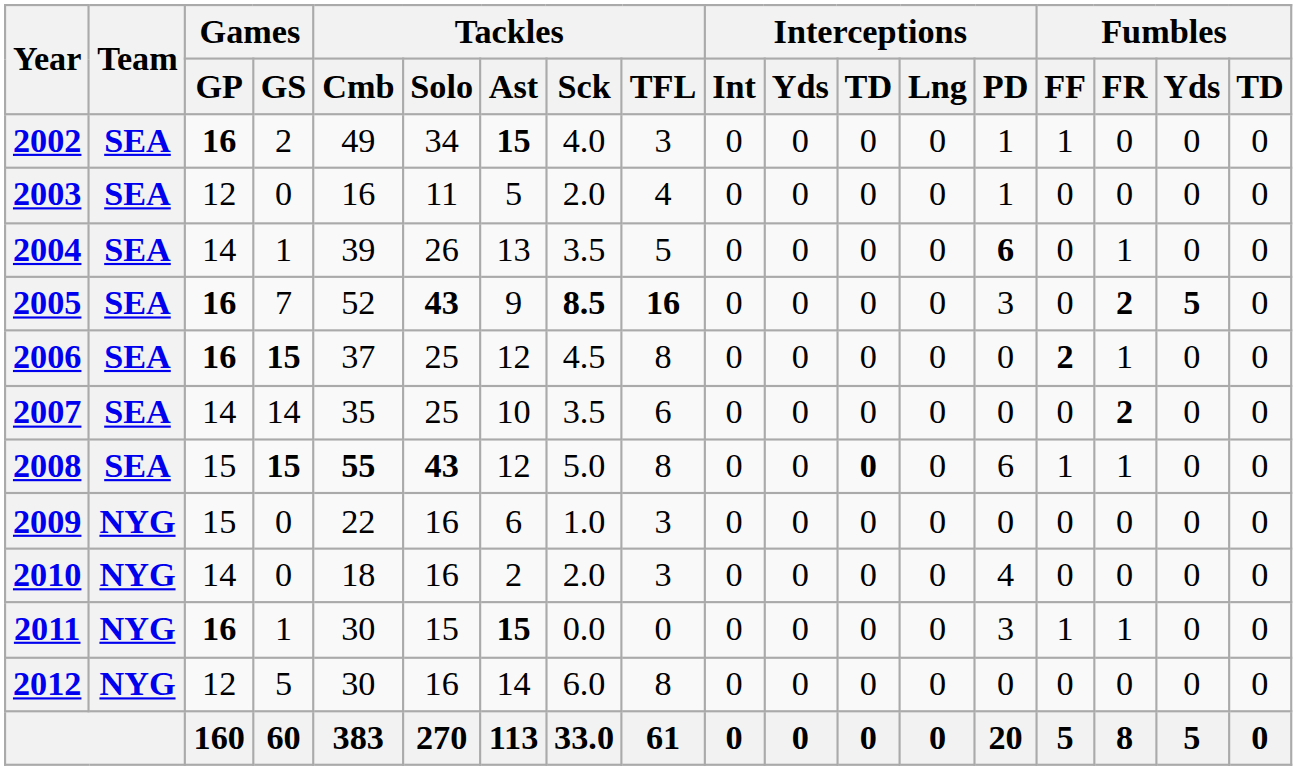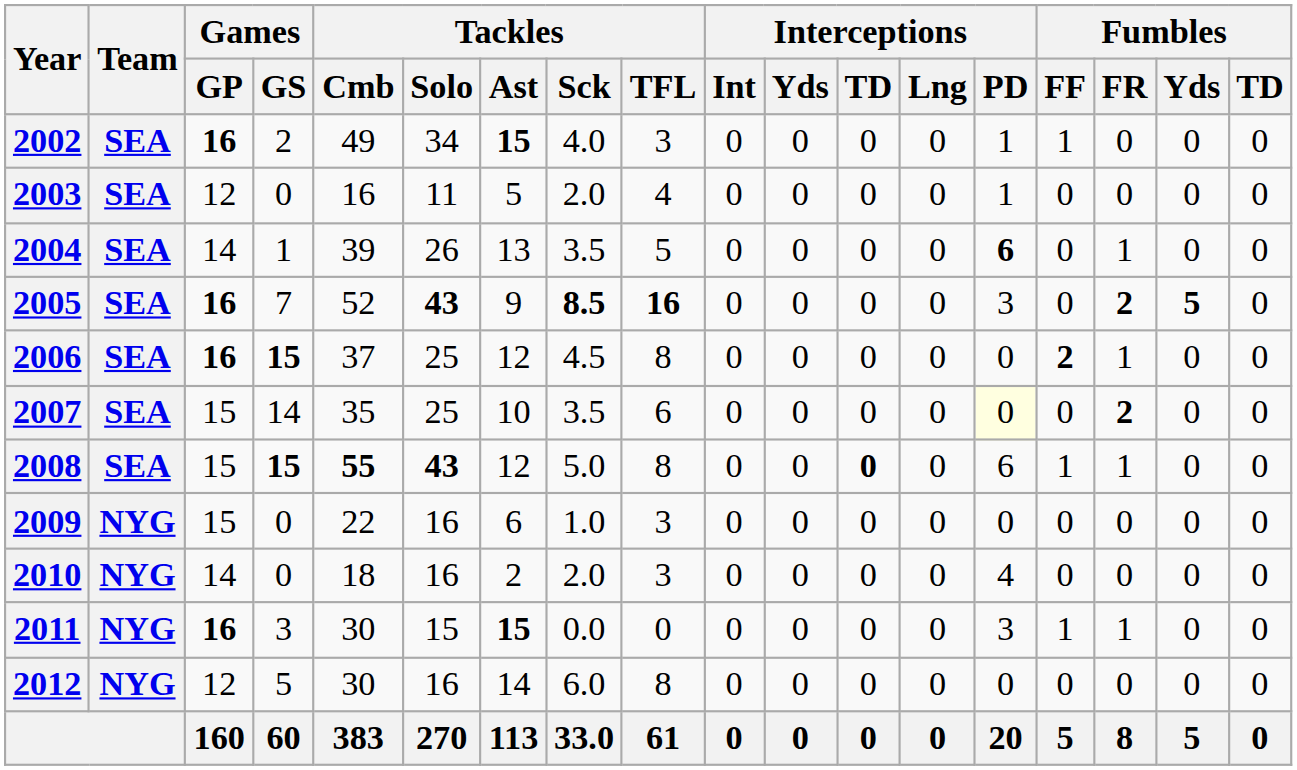(219, 411) 14 -> (219, 411) 15
(1006, 411) no background -> (1006, 411) lightyellow background
(284, 628) 1 -> (284, 628) 3
